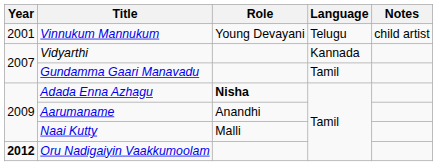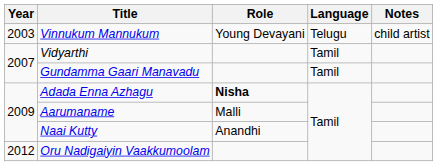(21, 33) 2001 -> (21, 33) 2003
(335, 53) Kannada -> (325, 53) Tamil
(238, 111) Anandhi -> (228, 111) Malli
(228, 131) Malli -> (238, 131) Anandhi
(21, 151) bold -> (21, 151) normal
